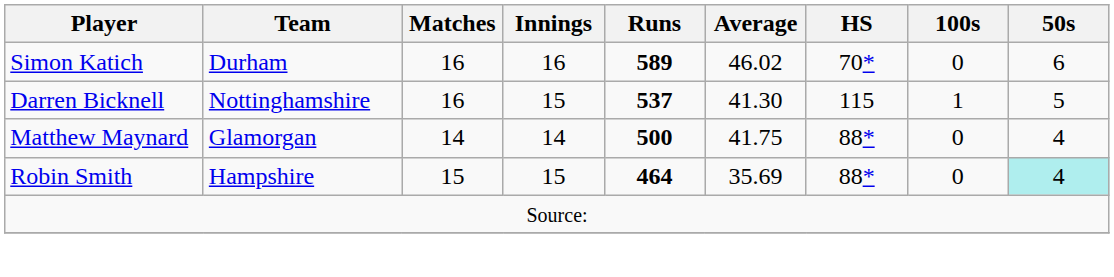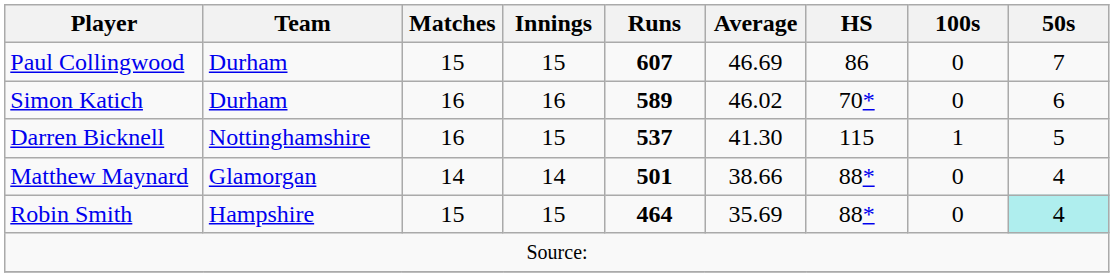+ row: (97, 61)
(655, 137) 500 -> (655, 175) 501
(756, 137) 41.75 -> (756, 175) 38.66
